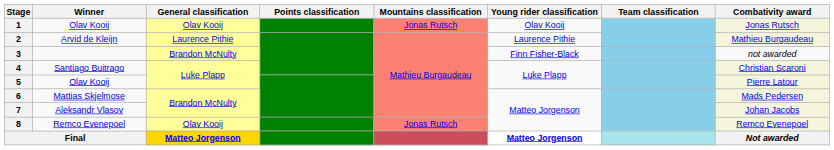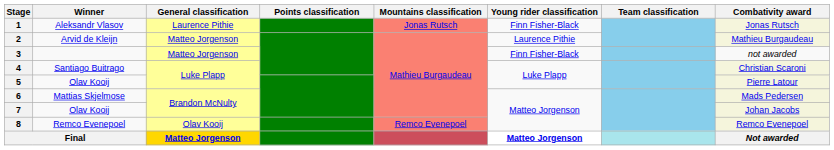(89, 26) Olav Kooij -> (89, 26) Aleksandr Vlasov
(203, 26) Olav Kooij -> (203, 26) Laurence Pithie
(545, 26) Olav Kooij -> (545, 26) Finn Fisher-Black
(203, 40) Laurence Pithie -> (203, 40) Matteo Jorgenson
(203, 54) Brandon McNulty -> (203, 54) Matteo Jorgenson
(89, 110) Aleksandr Vlasov -> (89, 110) Olav Kooij
(431, 124) Jonas Rutsch -> (431, 124) Remco Evenepoel
